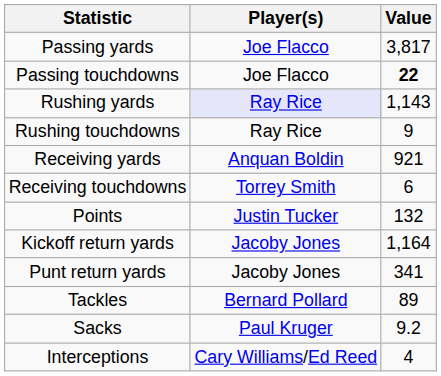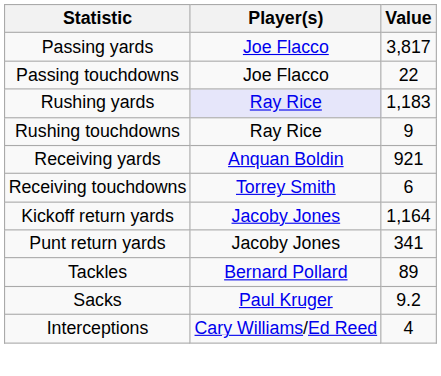(409, 74) bold -> (409, 74) normal
(409, 103) 1,143 -> (409, 103) 1,183
- row: (98, 215)
